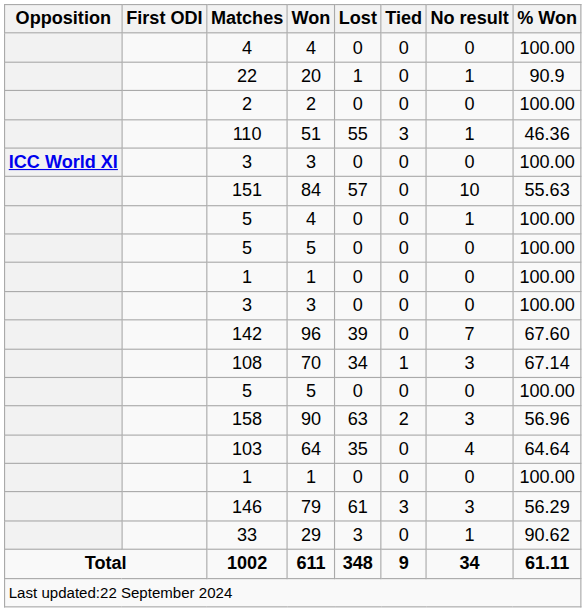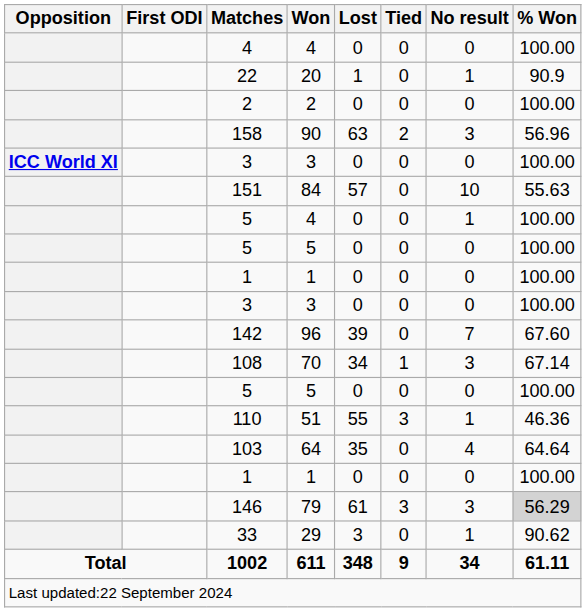rows swapped: (247, 420) <-> (247, 133)
(547, 506) no background -> (547, 506) lightgrey background
